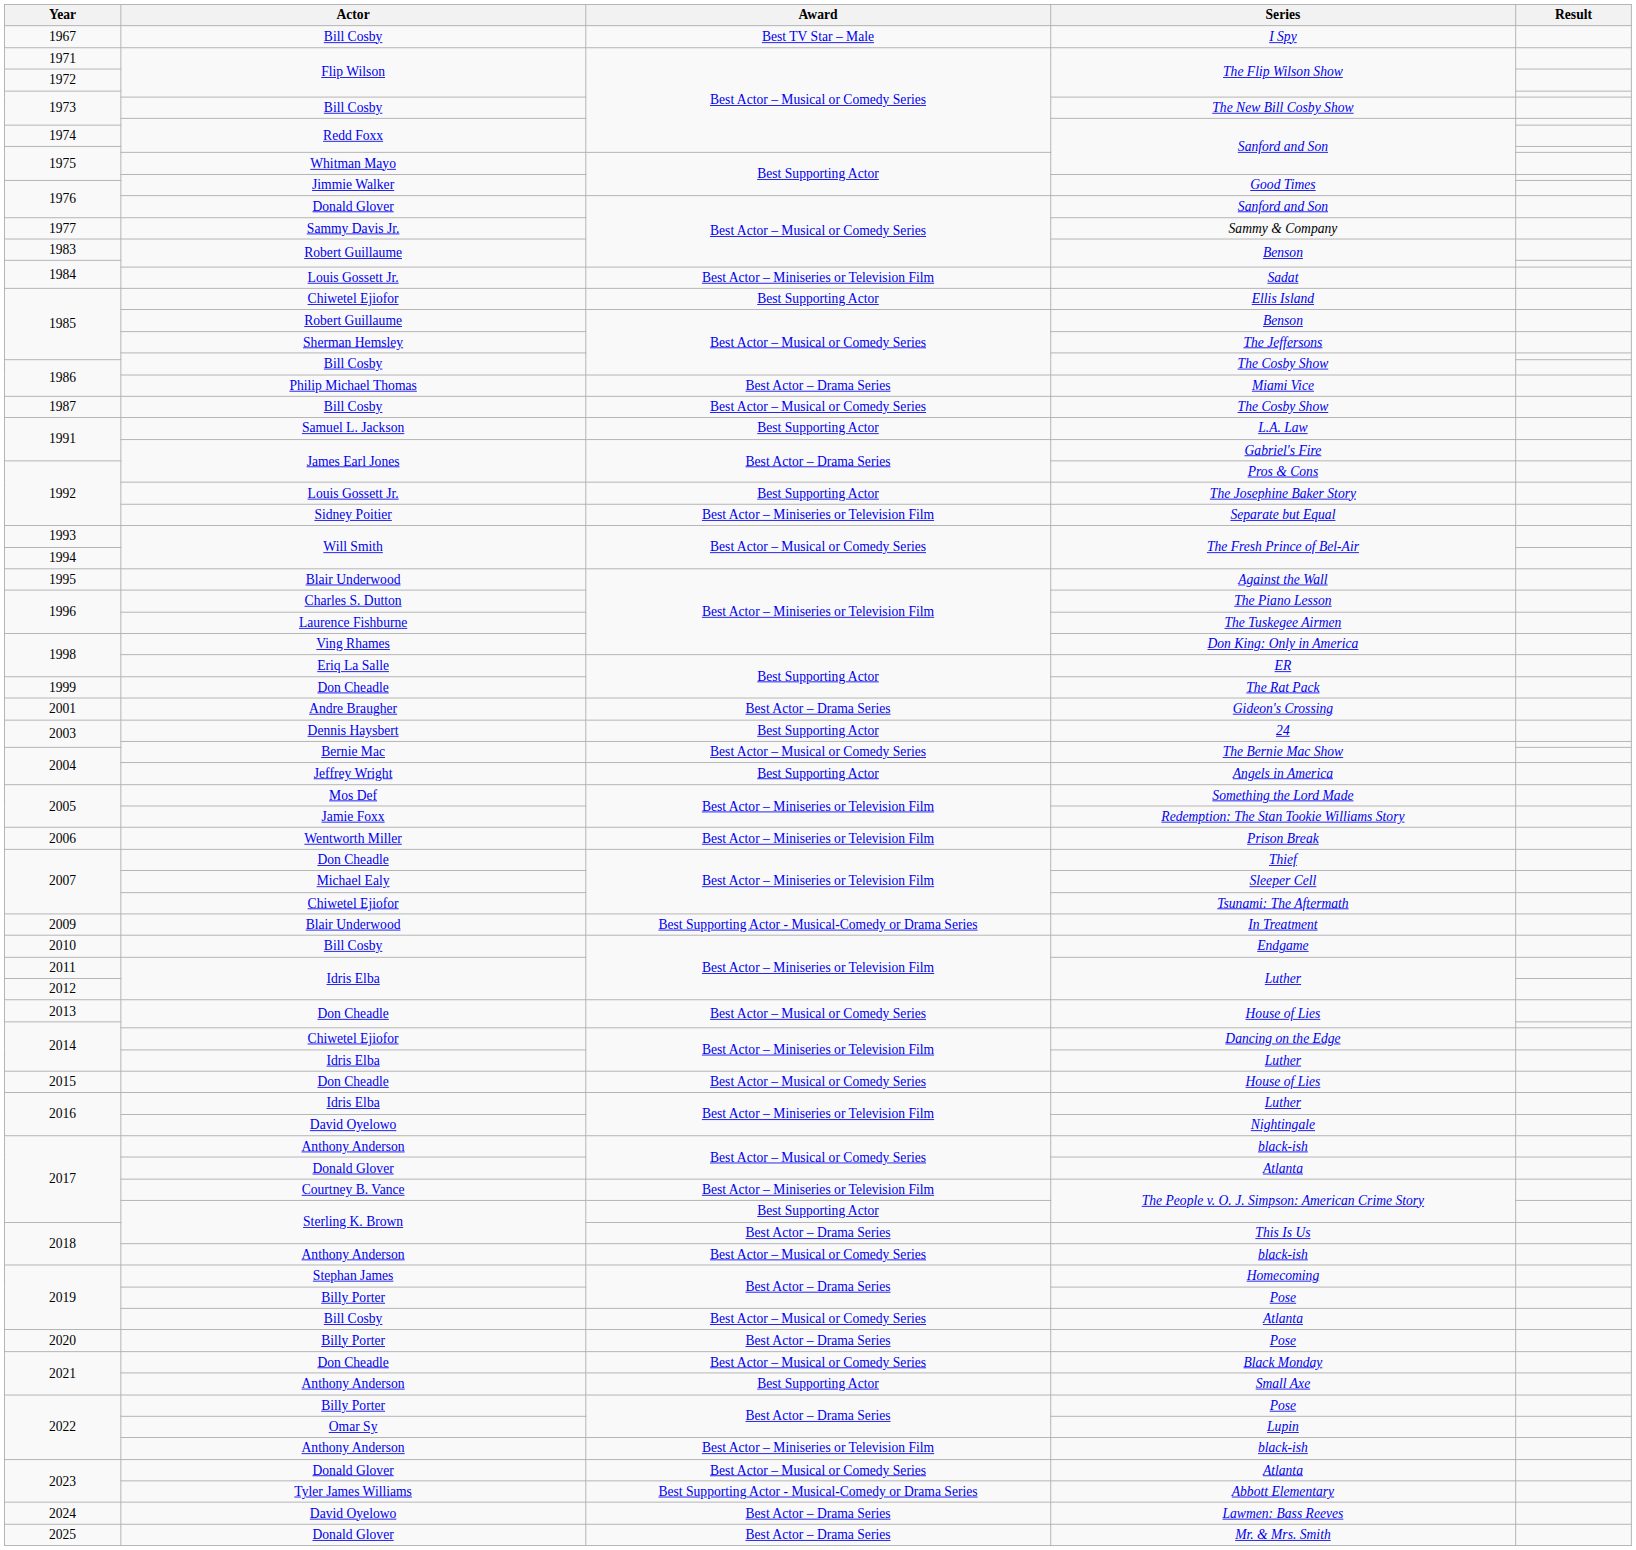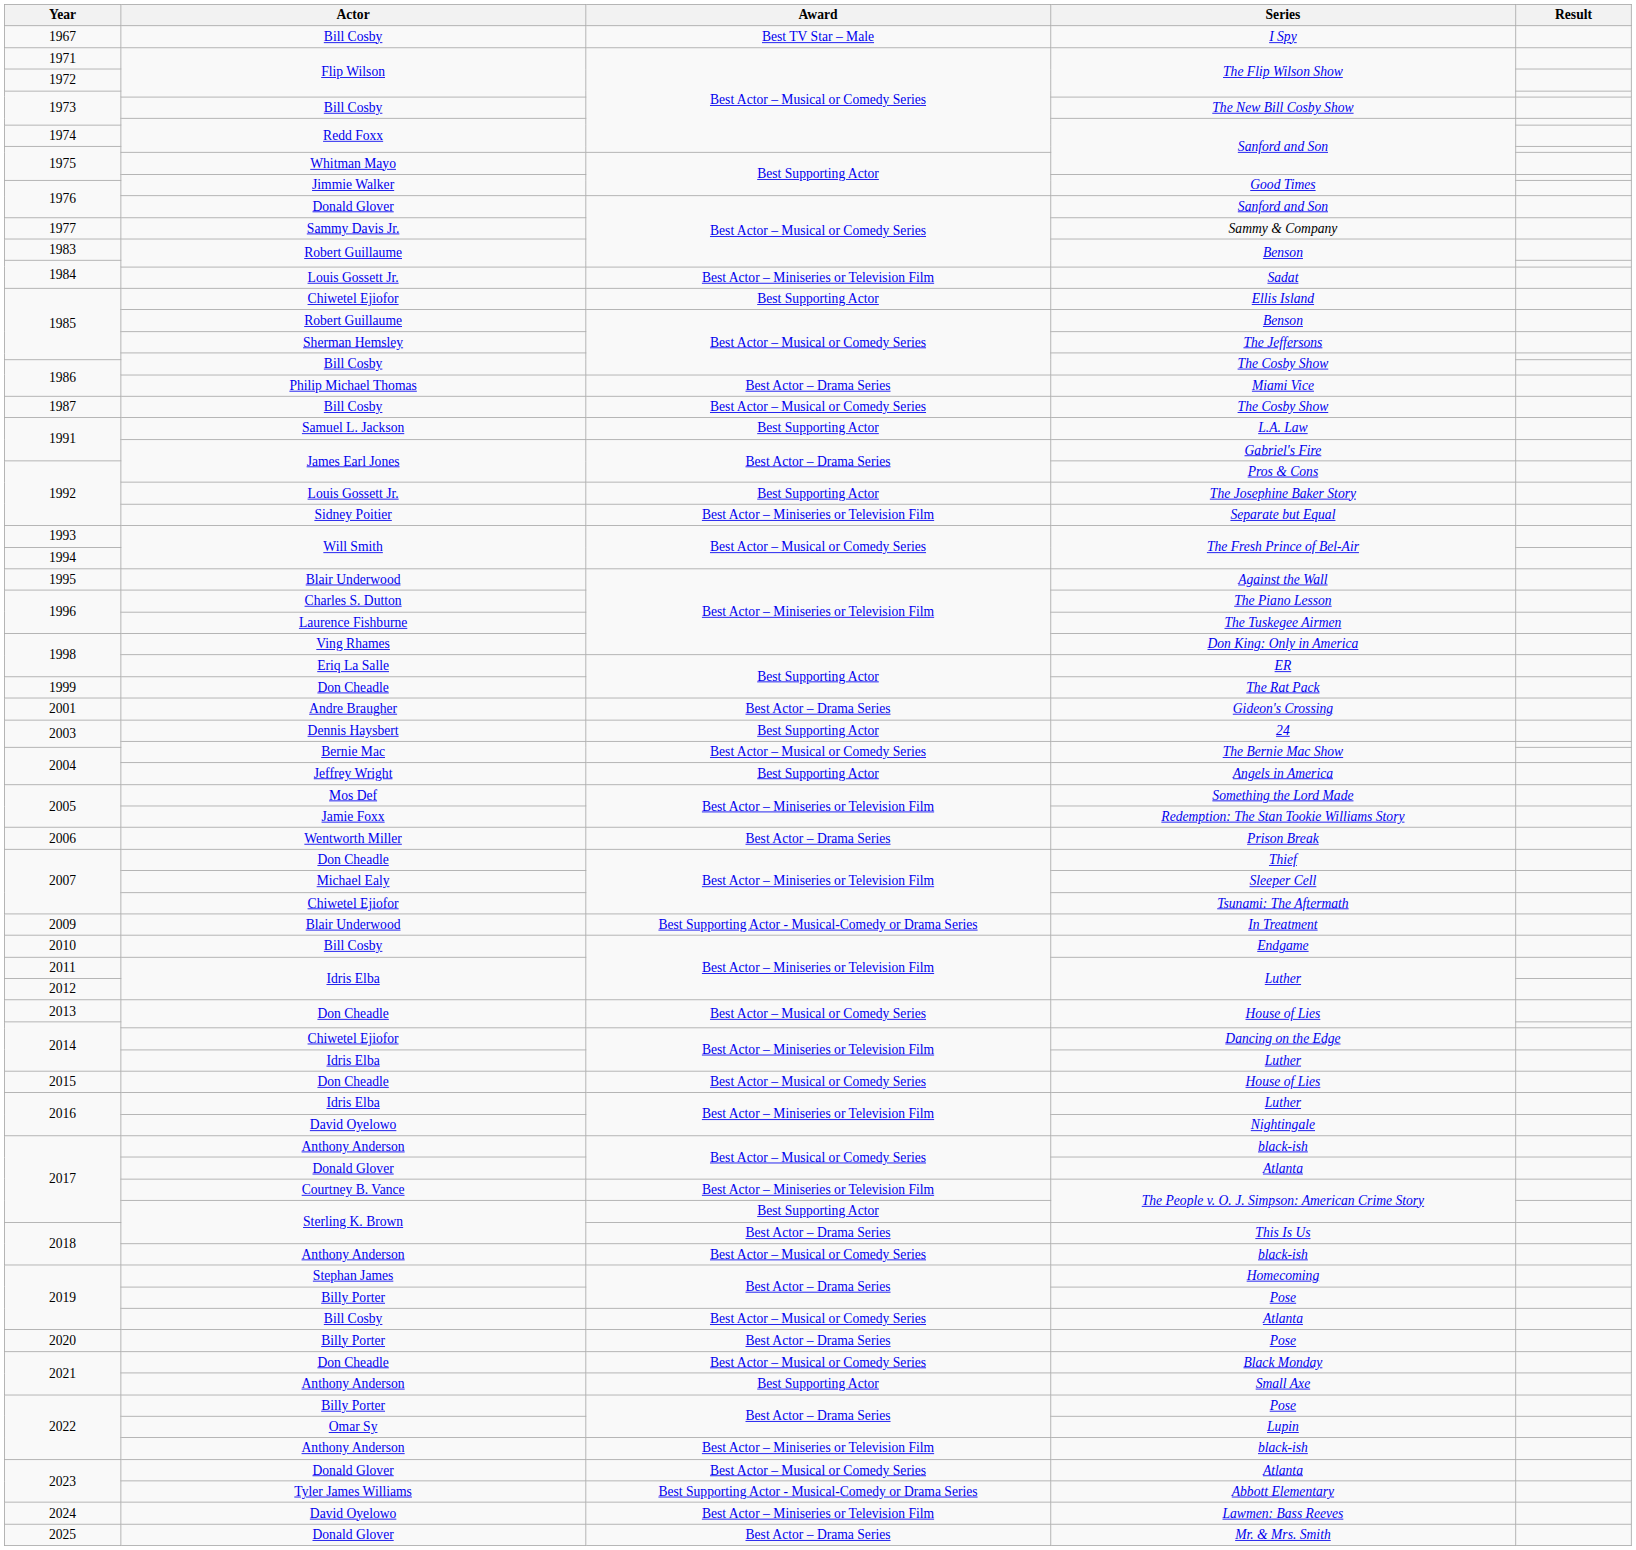(818, 838) Best Actor – Miniseries or Television Film -> (818, 838) Best Actor – Drama Series
(818, 1513) Best Actor – Drama Series -> (818, 1513) Best Actor – Miniseries or Television Film
